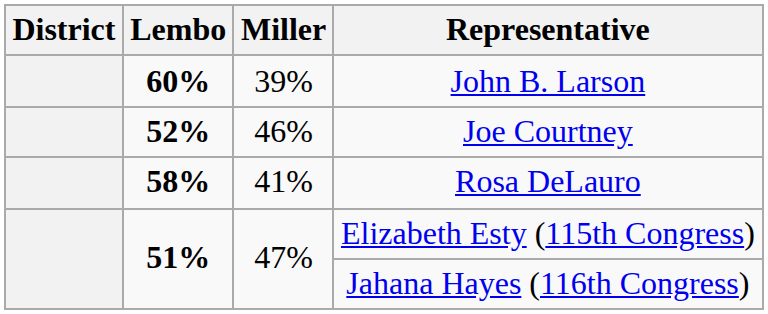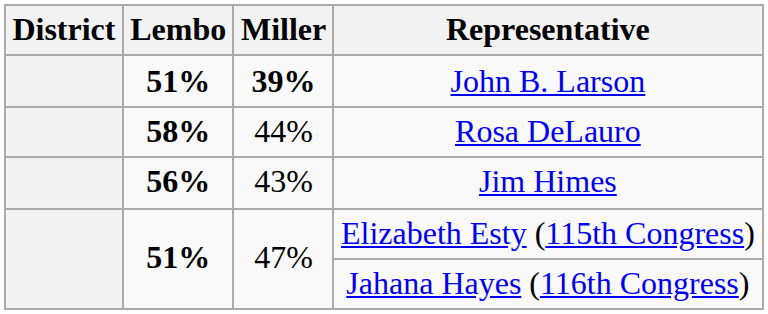(178, 80) 60% -> (178, 80) 51%
(284, 80) normal -> (284, 80) bold
- row: (548, 131)
(284, 182) 41% -> (284, 131) 44%
+ row: (548, 182)
